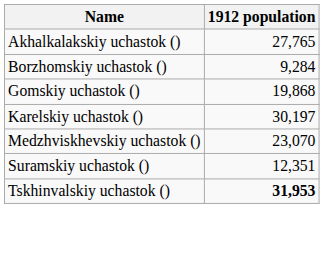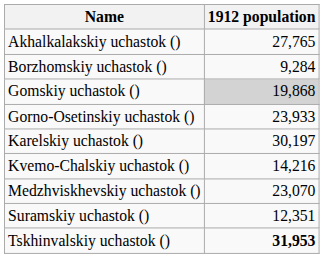(294, 91) no background -> (294, 91) lightgrey background
+ row: (101, 116)
+ row: (99, 166)
